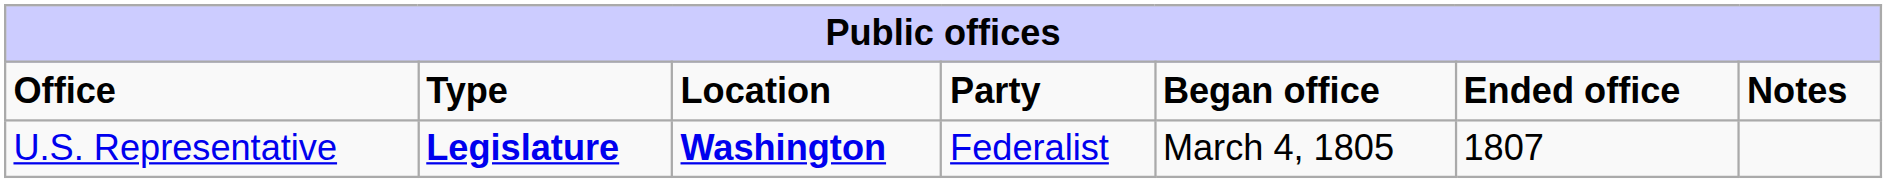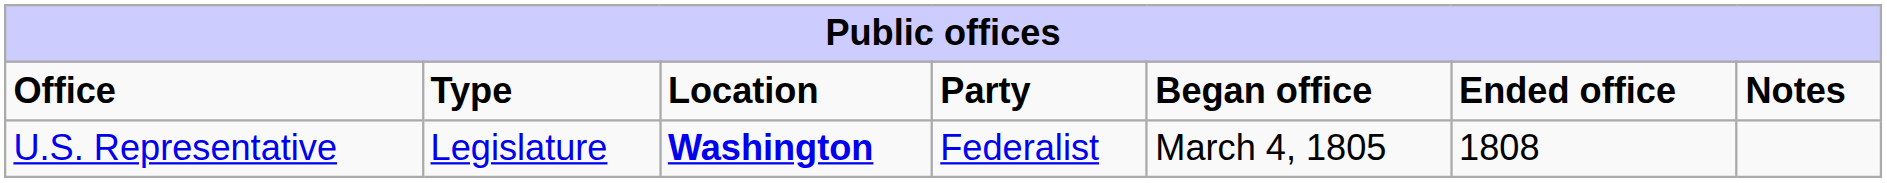(523, 147) bold -> (519, 147) normal
(1504, 147) 1807 -> (1499, 147) 1808
